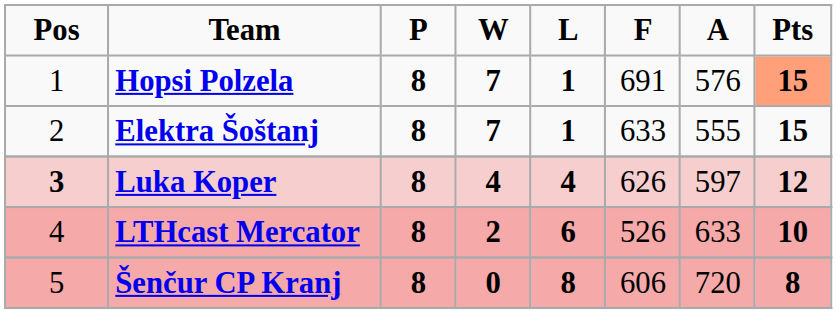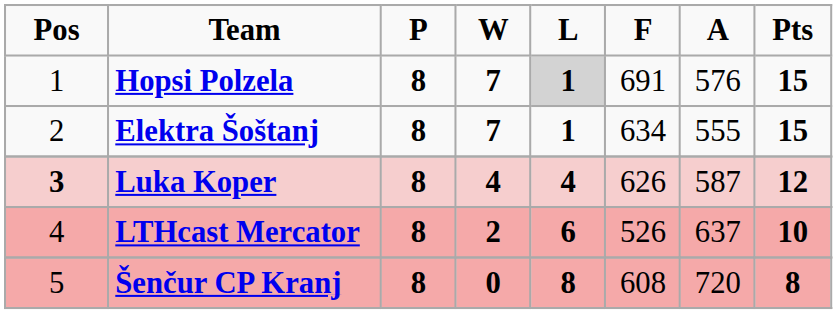(568, 80) no background -> (568, 80) lightgrey background
(793, 80) lightsalmon background -> (793, 80) no background
(643, 131) 633 -> (643, 131) 634
(718, 181) 597 -> (718, 181) 587
(718, 232) 633 -> (718, 232) 637
(643, 283) 606 -> (643, 283) 608
